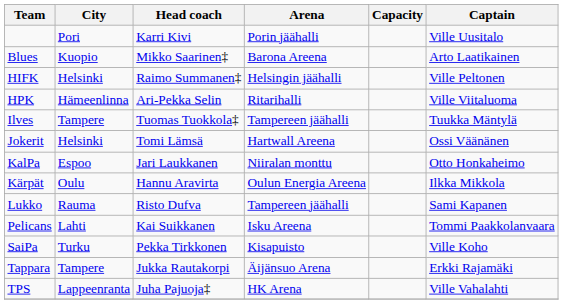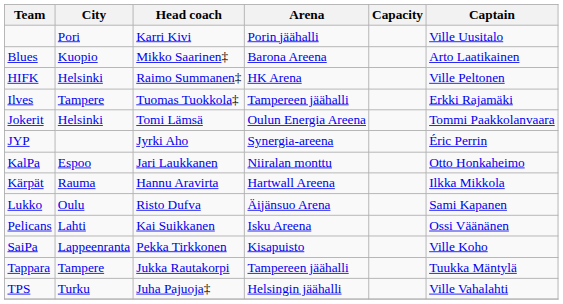(295, 78) Helsingin jäähalli -> (275, 78) HK Arena
- row: (21, 99)
(473, 120) Tuukka Mäntylä -> (471, 99) Erkki Rajamäki
(291, 141) Hartwall Areena -> (307, 120) Oulun Energia Areena
(469, 141) Ossi Väänänen -> (492, 120) Tommi Paakkolanvaara
+ row: (19, 141)
(71, 183) Oulu -> (77, 183) Rauma
(307, 183) Oulun Energia Areena -> (291, 183) Hartwall Areena
(77, 204) Rauma -> (71, 204) Oulu
(298, 204) Tampereen jäähalli -> (289, 204) Äijänsuo Arena
(492, 225) Tommi Paakkolanvaara -> (469, 225) Ossi Väänänen
(74, 246) Turku -> (94, 246) Lappeenranta
(289, 267) Äijänsuo Arena -> (298, 267) Tampereen jäähalli
(471, 267) Erkki Rajamäki -> (473, 267) Tuukka Mäntylä
(94, 288) Lappeenranta -> (74, 288) Turku
(275, 288) HK Arena -> (295, 288) Helsingin jäähalli
